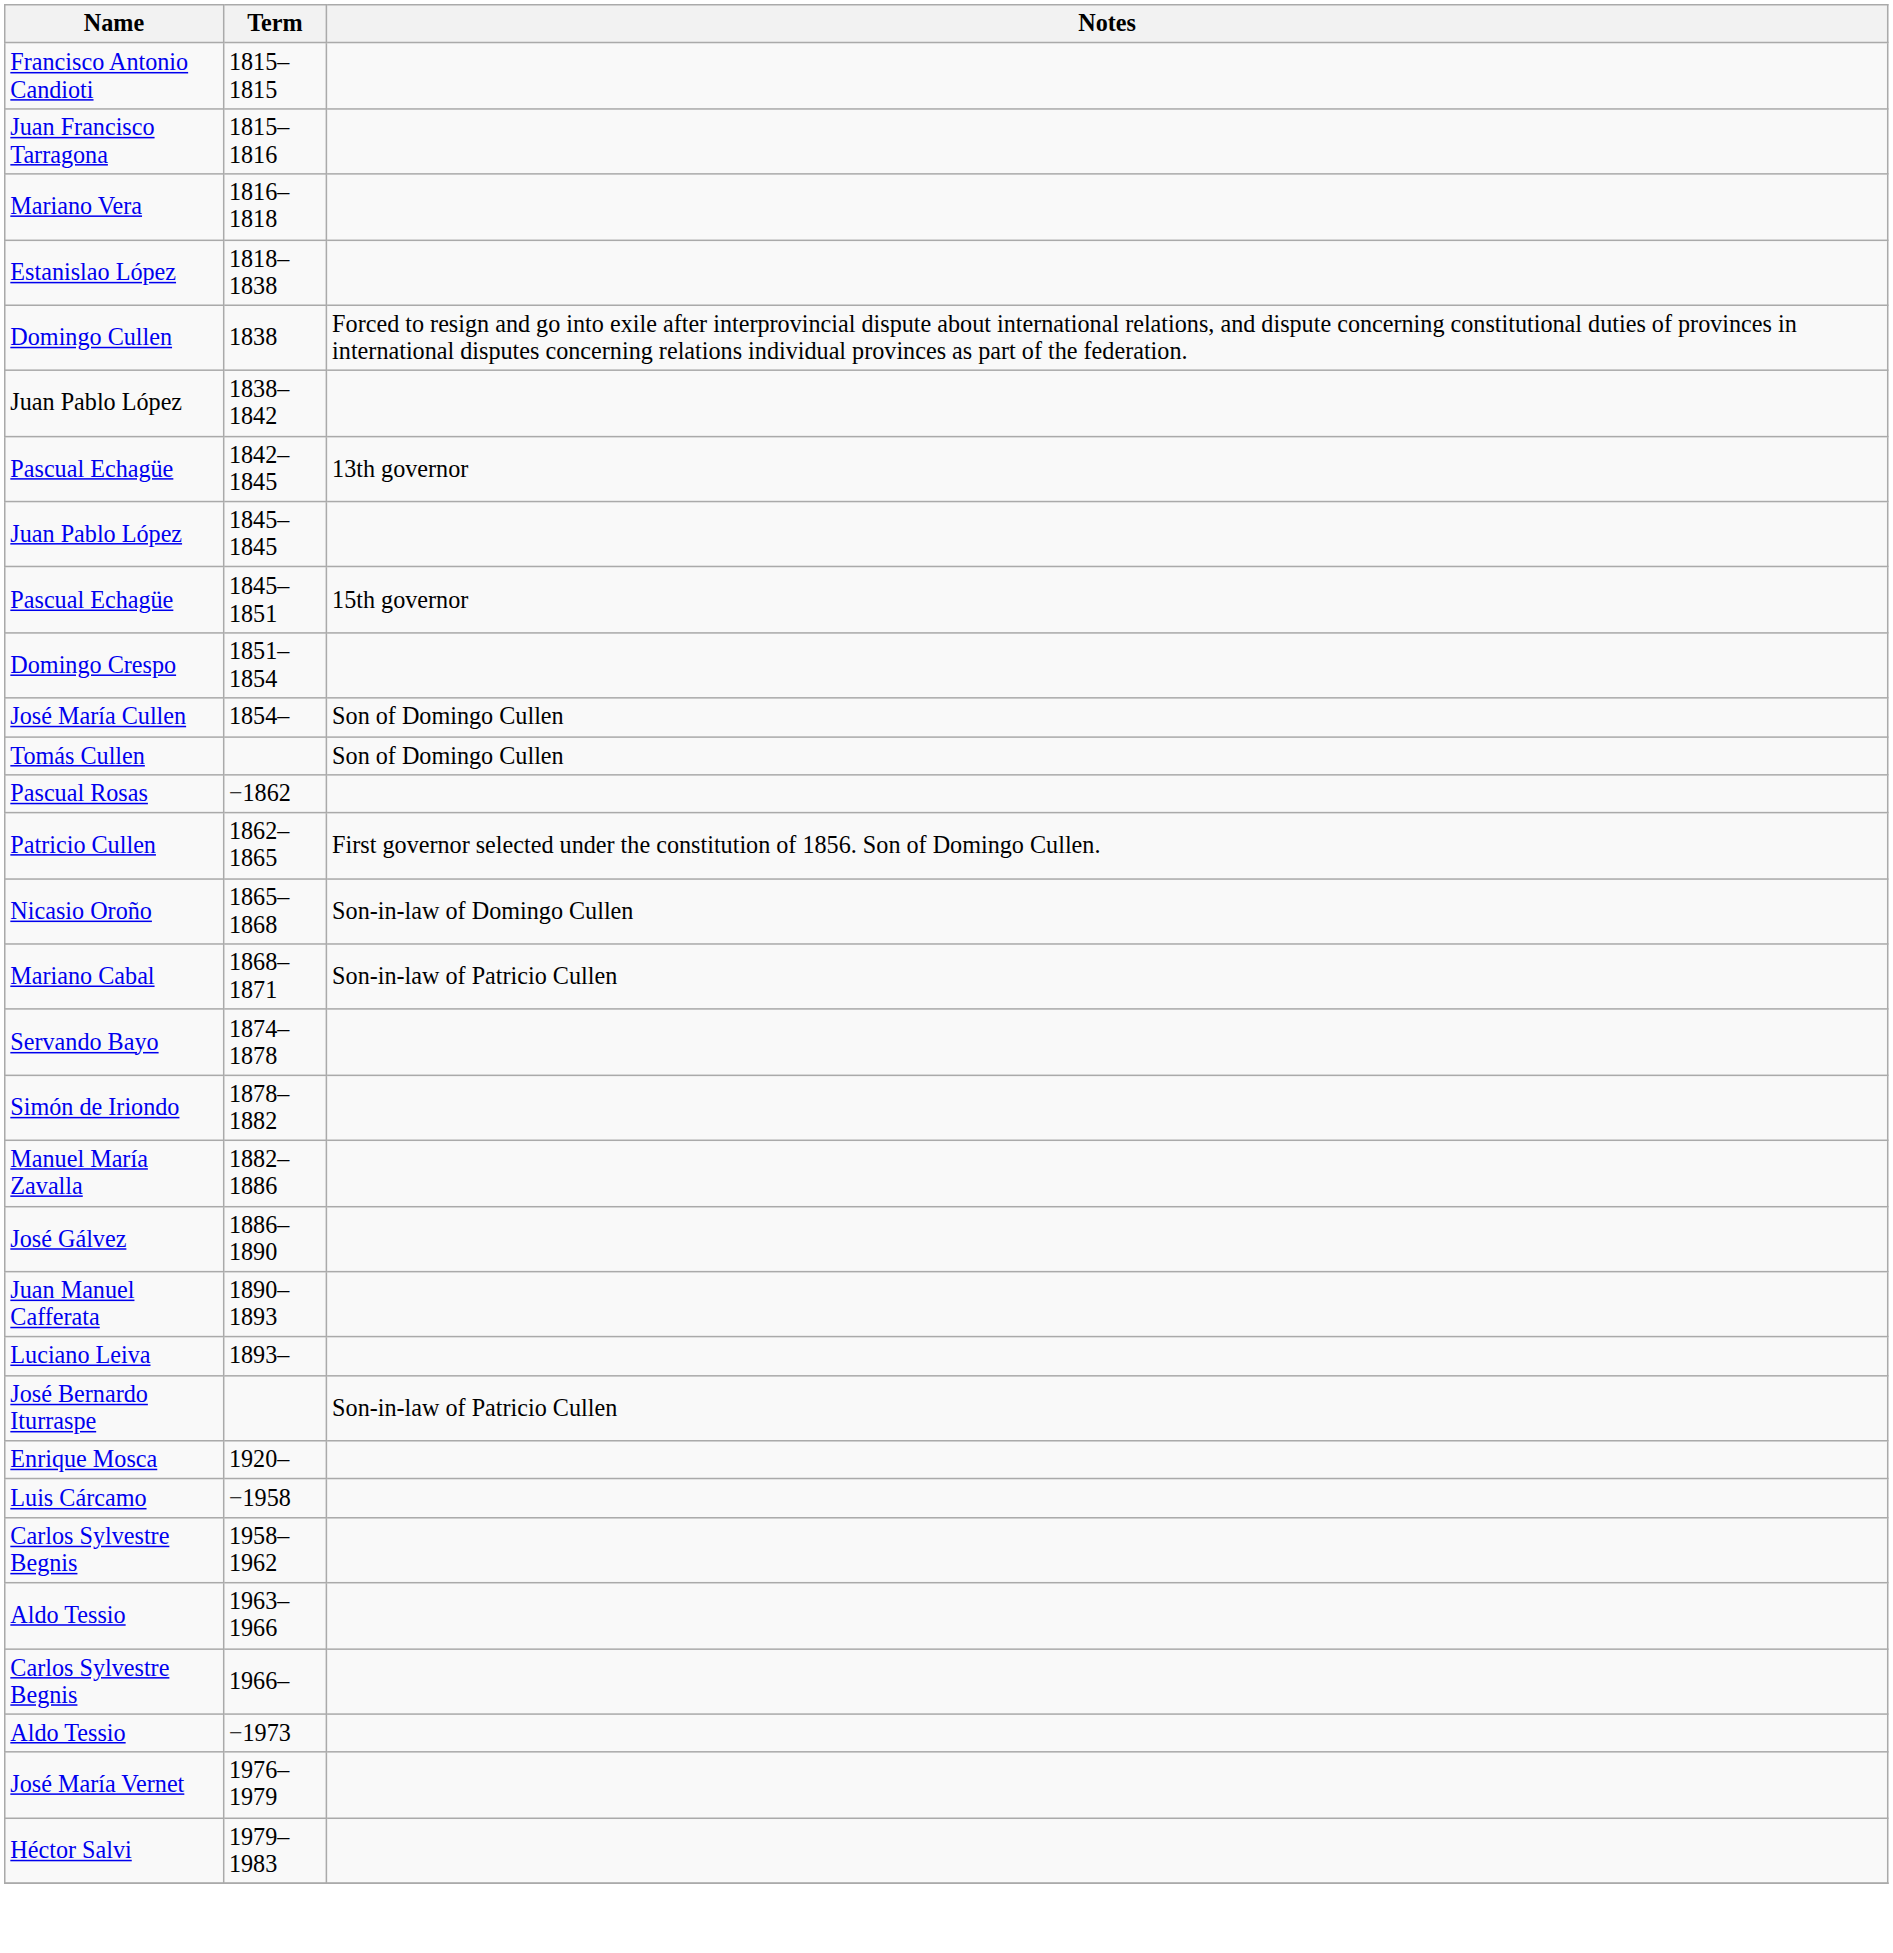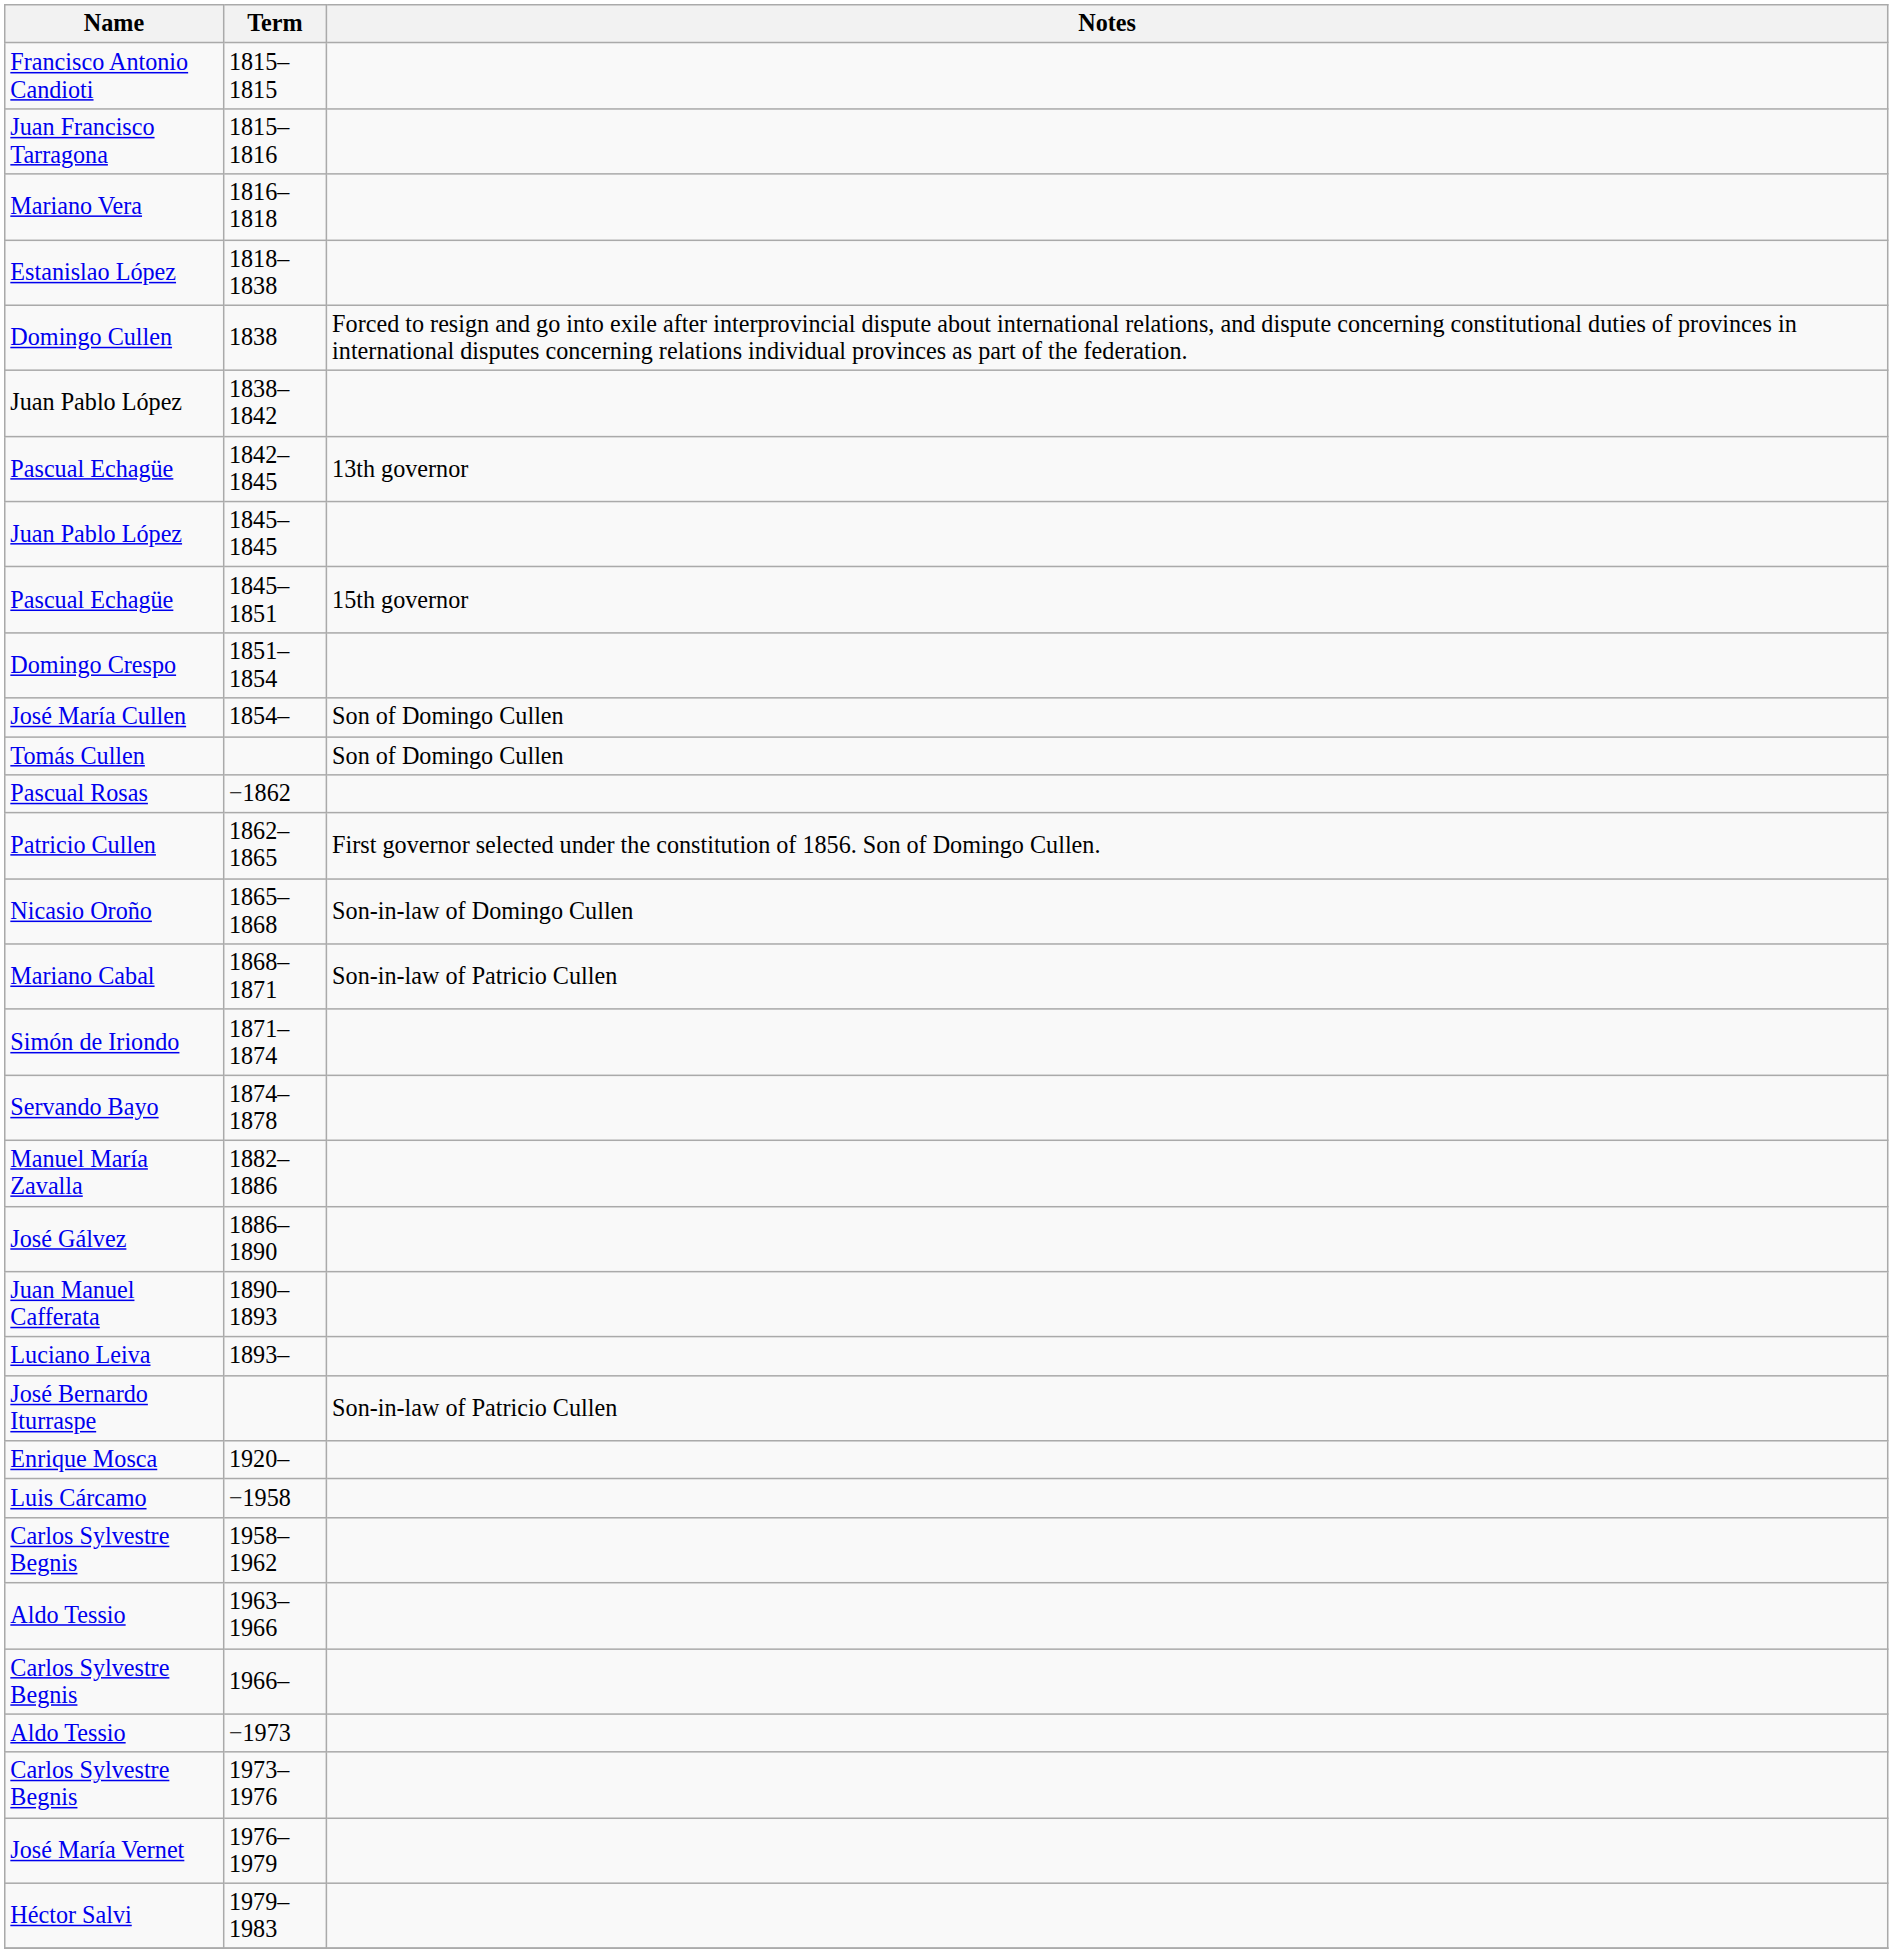+ row: (95, 1041)
- row: (95, 1107)
+ row: (90, 1784)
